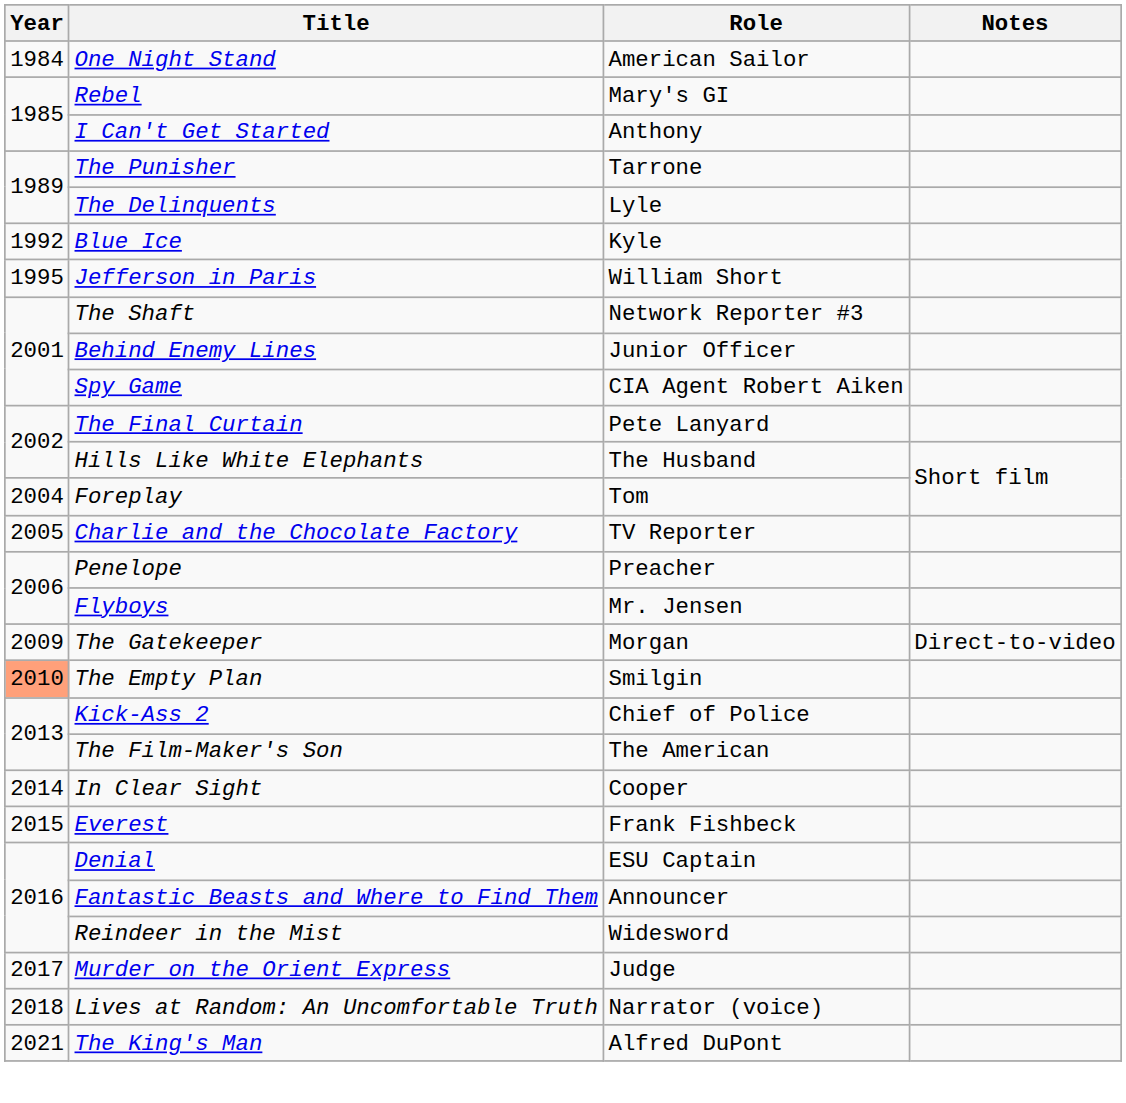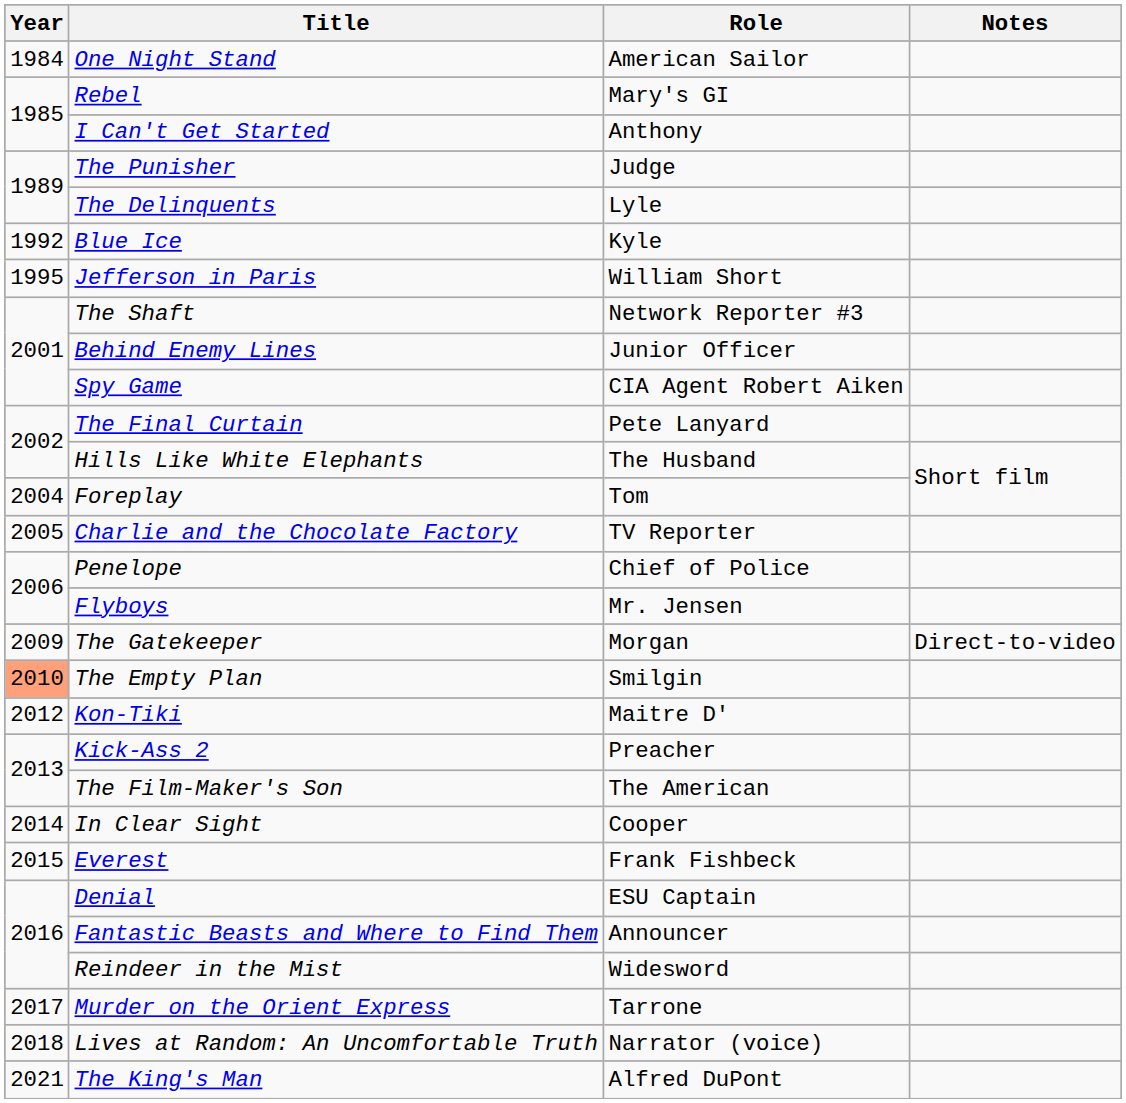(655, 169) Tarrone -> (642, 169) Judge
(662, 570) Preacher -> (709, 570) Chief of Police
+ row: (128, 715)
(709, 715) Chief of Police -> (662, 752) Preacher
(642, 971) Judge -> (655, 1007) Tarrone
